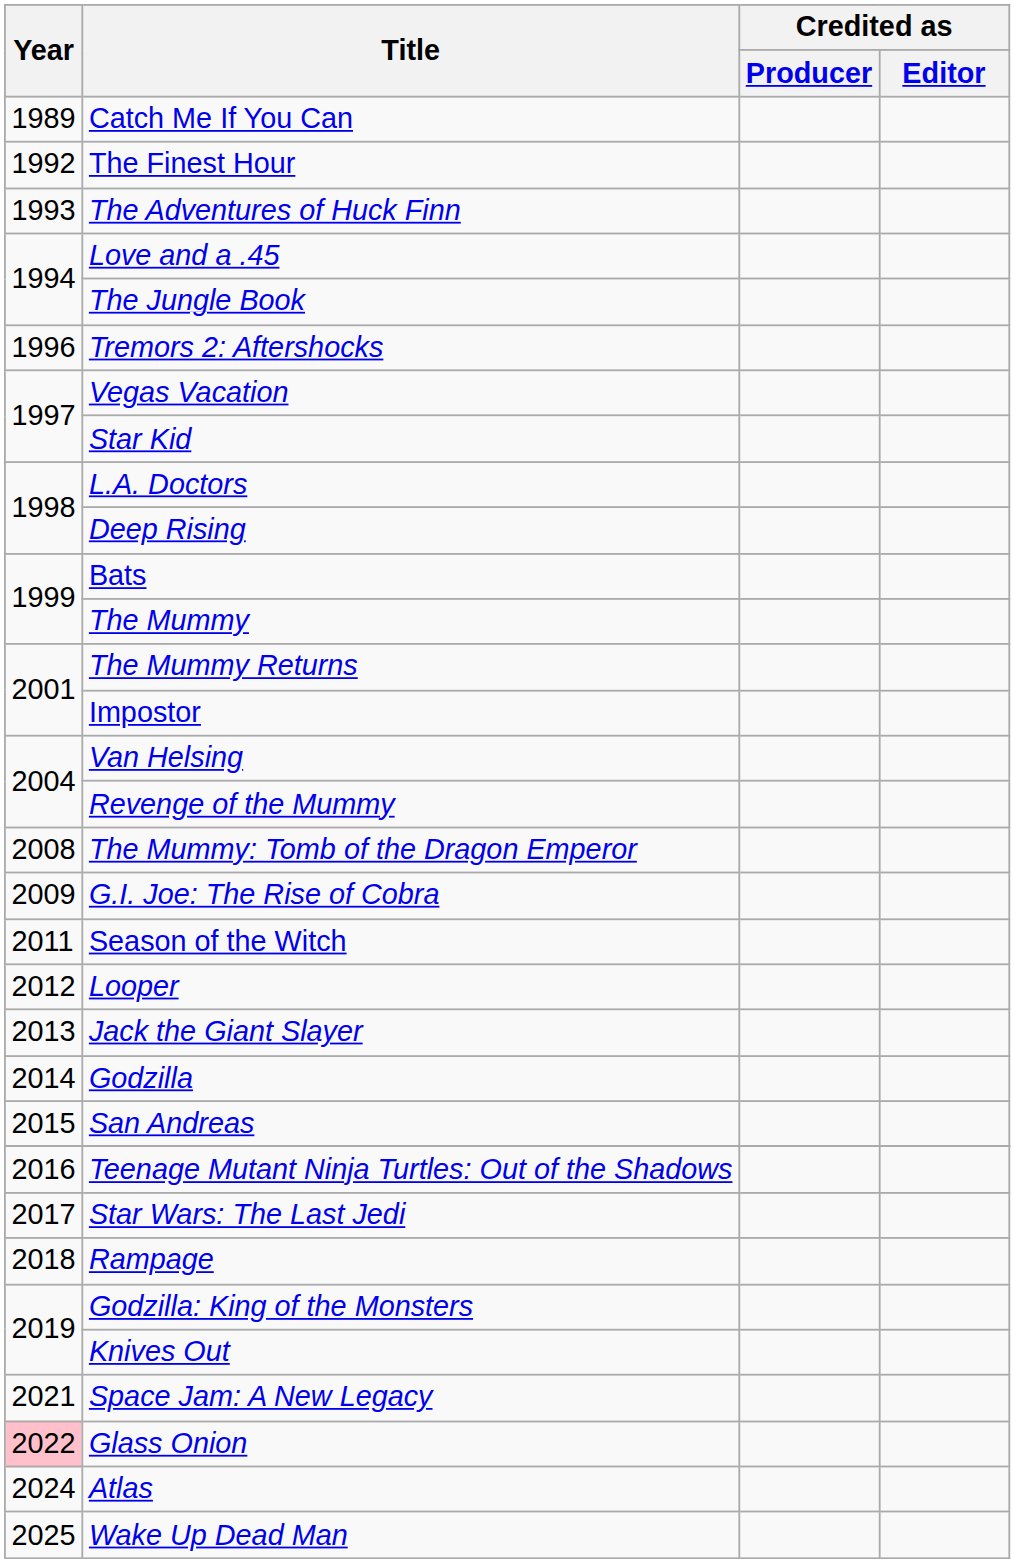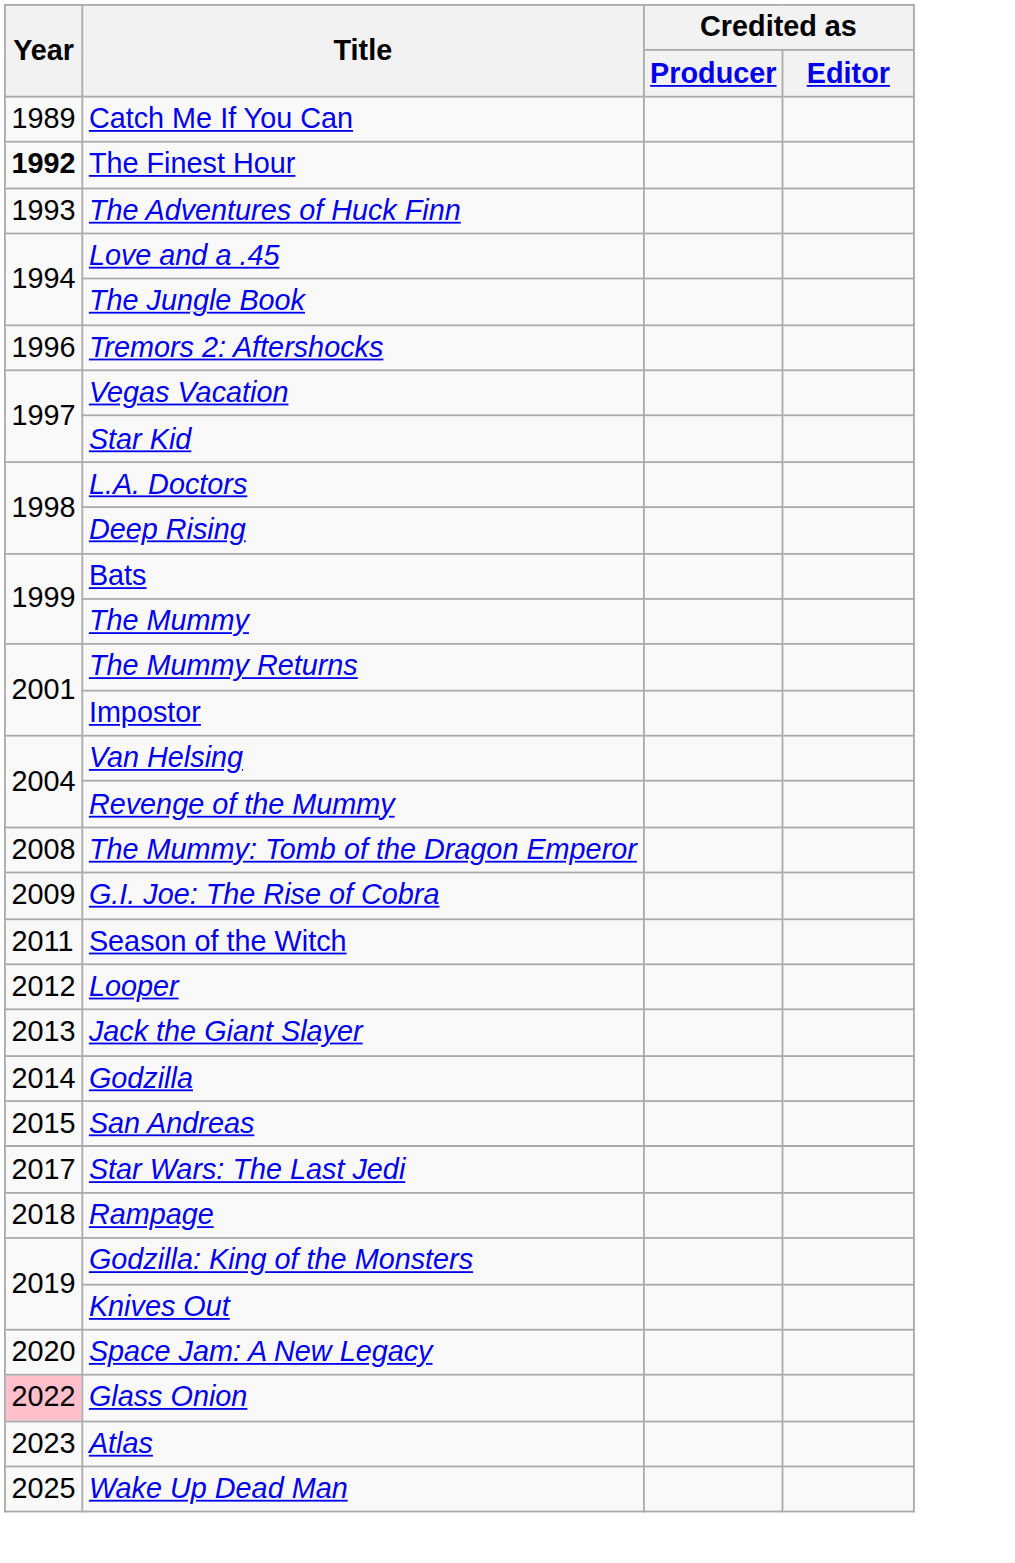(44, 164) normal -> (44, 164) bold
- row: (411, 1169)
(44, 1397) 2021 -> (44, 1351) 2020
(44, 1488) 2024 -> (44, 1443) 2023
